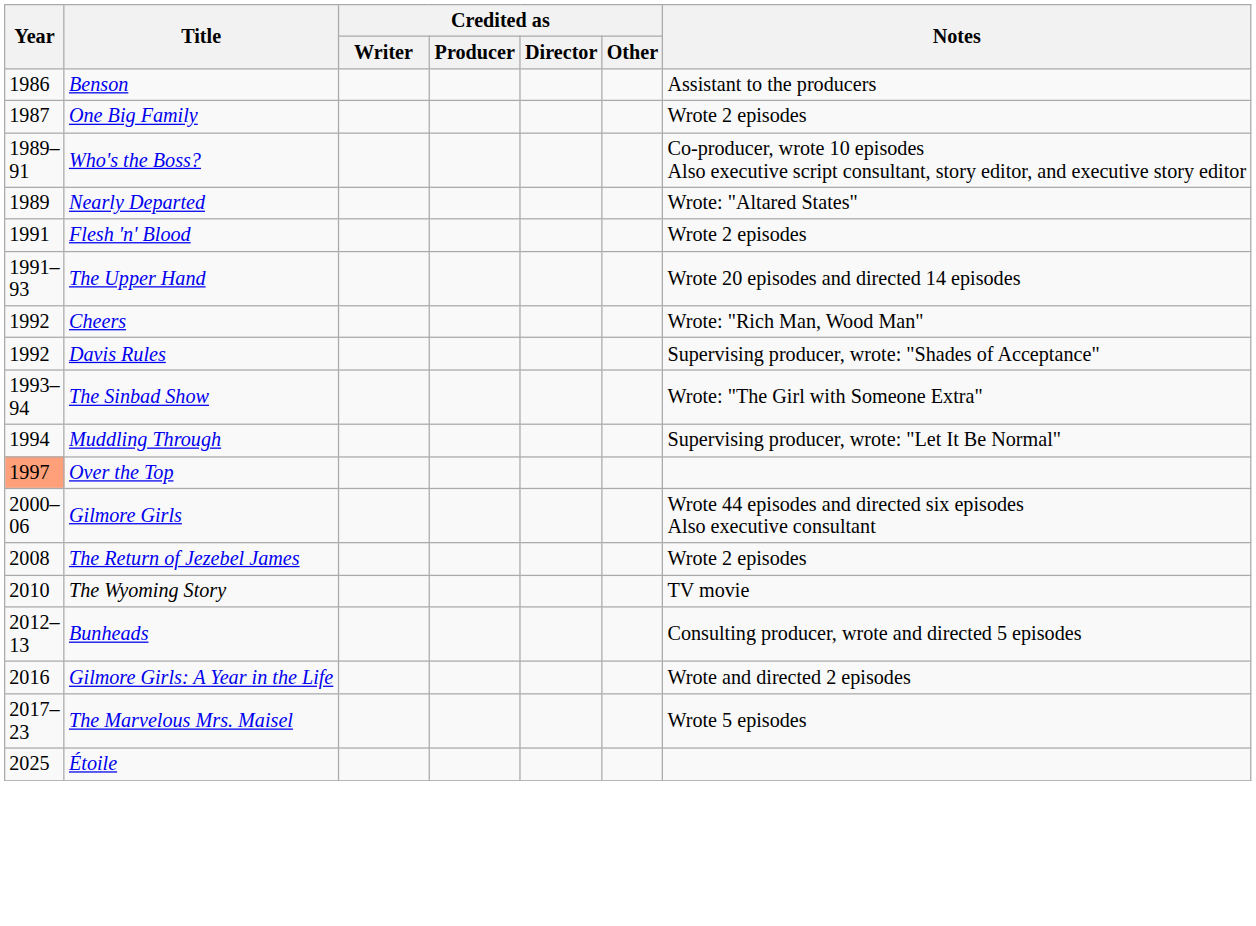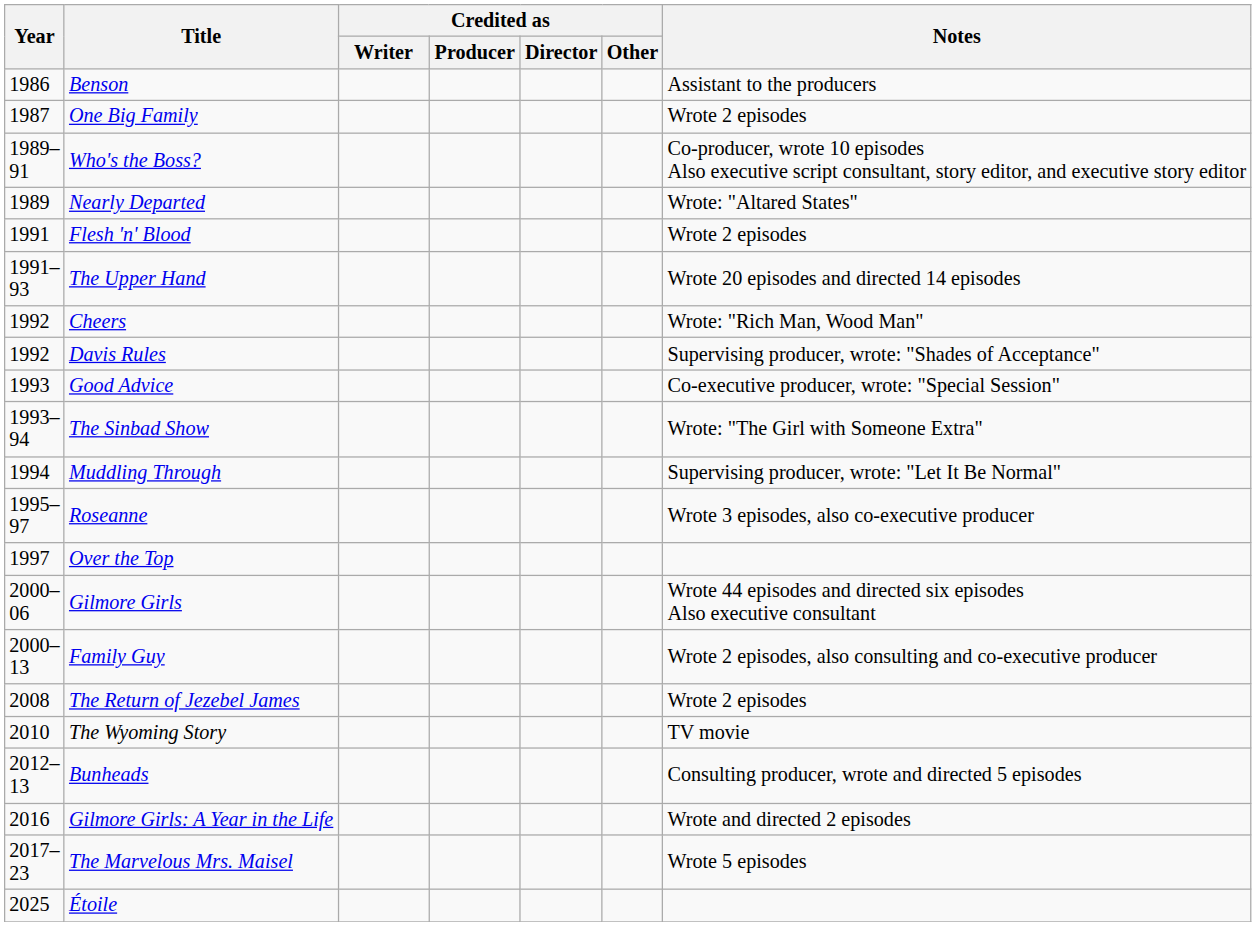+ row: (121, 385)
+ row: (108, 515)
(29, 472) lightsalmon background -> (29, 558) no background
+ row: (117, 656)
